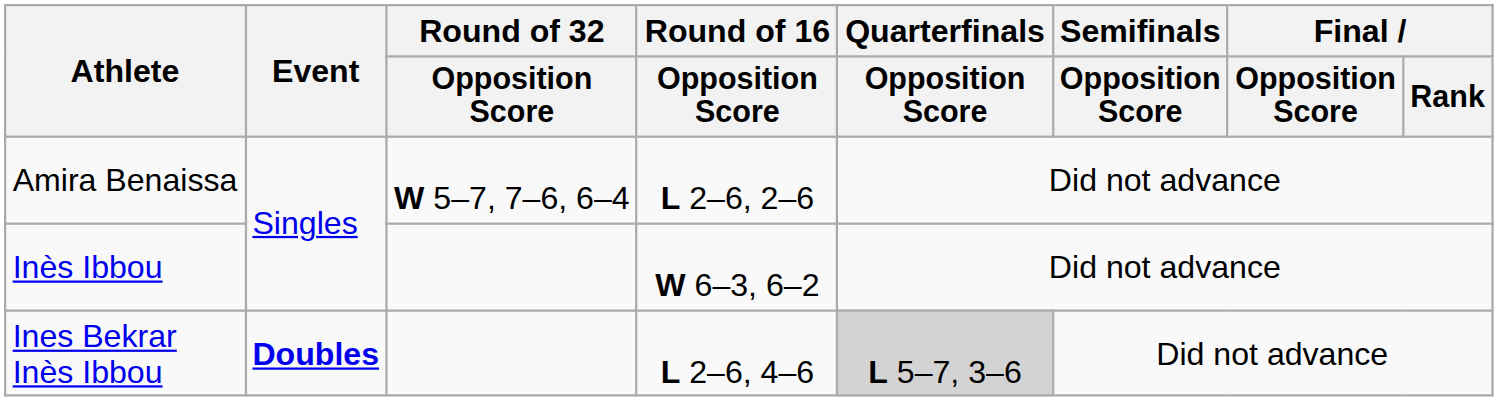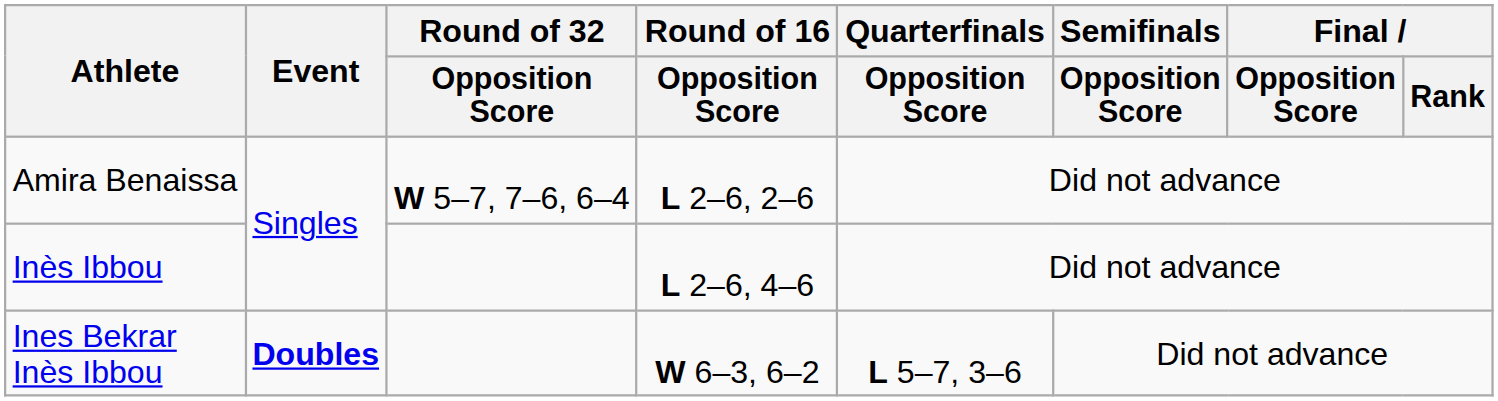(737, 285) W 6–3, 6–2 -> (737, 285) L 2–6, 4–6
(737, 371) L 2–6, 4–6 -> (737, 371) W 6–3, 6–2
(945, 371) lightgrey background -> (945, 371) no background
